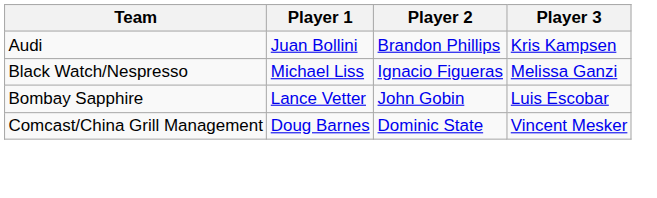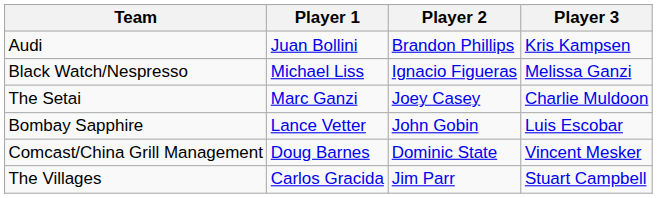+ row: (45, 98)
+ row: (55, 179)
